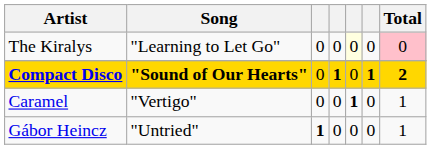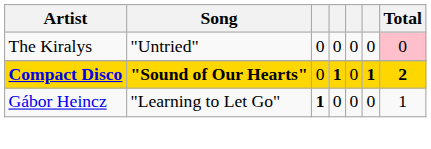(205, 46) "Learning to Let Go" -> (165, 46) "Untried"
(354, 46) lightyellow background -> (354, 46) no background
- row: (38, 102)
(165, 130) "Untried" -> (205, 102) "Learning to Let Go"
